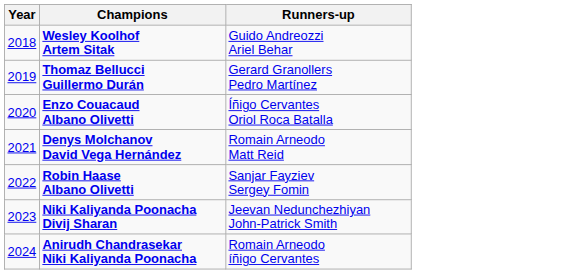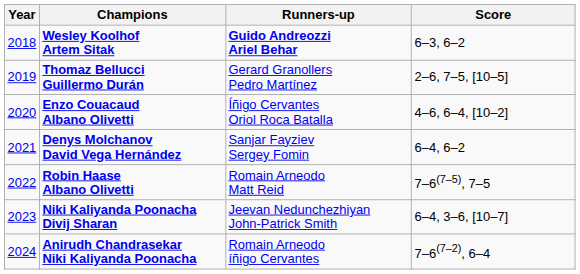+ column: (493, 15)
(276, 43) normal -> (280, 43) bold
(277, 147) Romain Arneodo Matt Reid -> (271, 147) Sanjar Fayziev Sergey Fomin
(271, 182) Sanjar Fayziev Sergey Fomin -> (277, 182) Romain Arneodo Matt Reid
